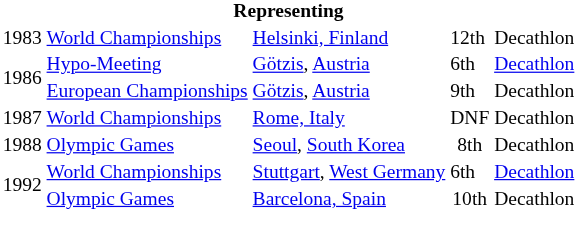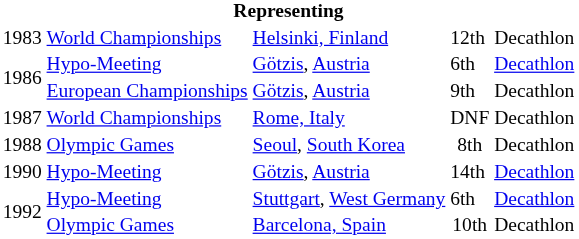+ row: (22, 171)
(134, 171) World Championships -> (104, 198) Hypo-Meeting
